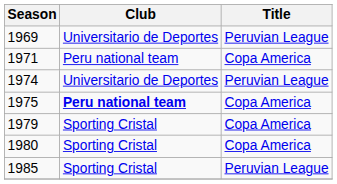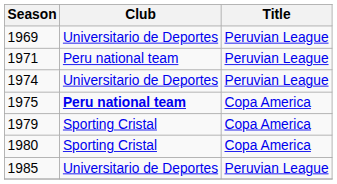(268, 59) Copa America -> (277, 59) Peruvian League
(110, 168) Sporting Cristal -> (141, 168) Universitario de Deportes
